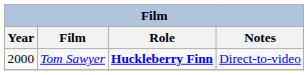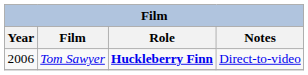(21, 59) 2000 -> (21, 59) 2006
